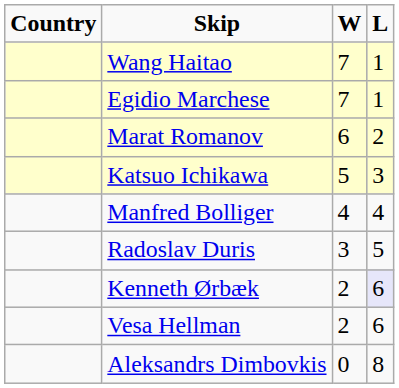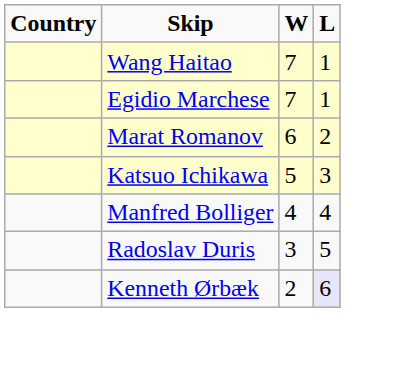- row: (174, 325)
- row: (217, 363)
